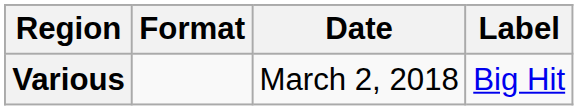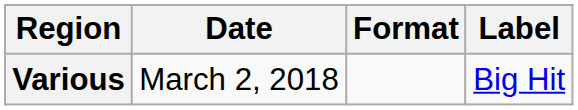columns swapped: (359, 29) <-> (192, 29)
